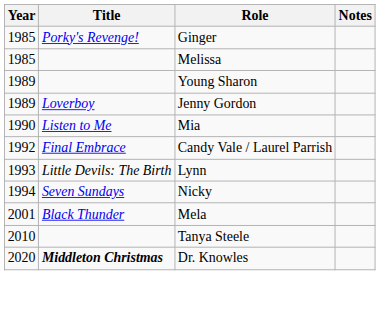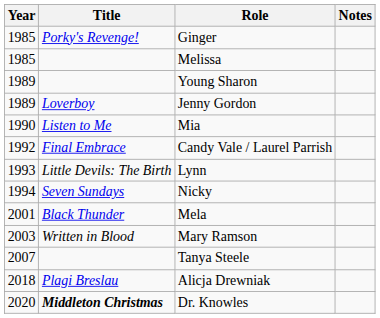+ row: (217, 236)
(22, 236) 2010 -> (22, 258) 2007
+ row: (224, 280)
